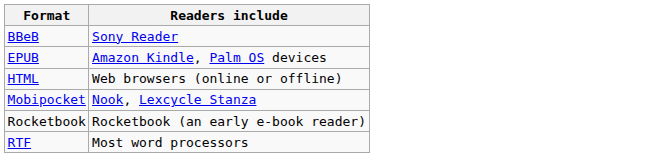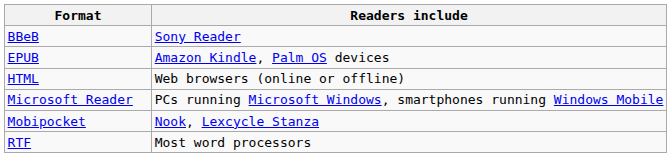+ row: (78, 100)
- row: (47, 121)
